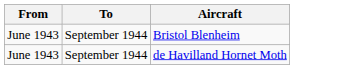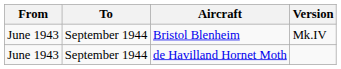+ column: (313, 14)
